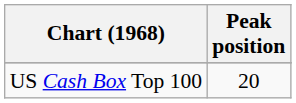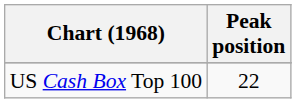(249, 80) 20 -> (249, 80) 22
